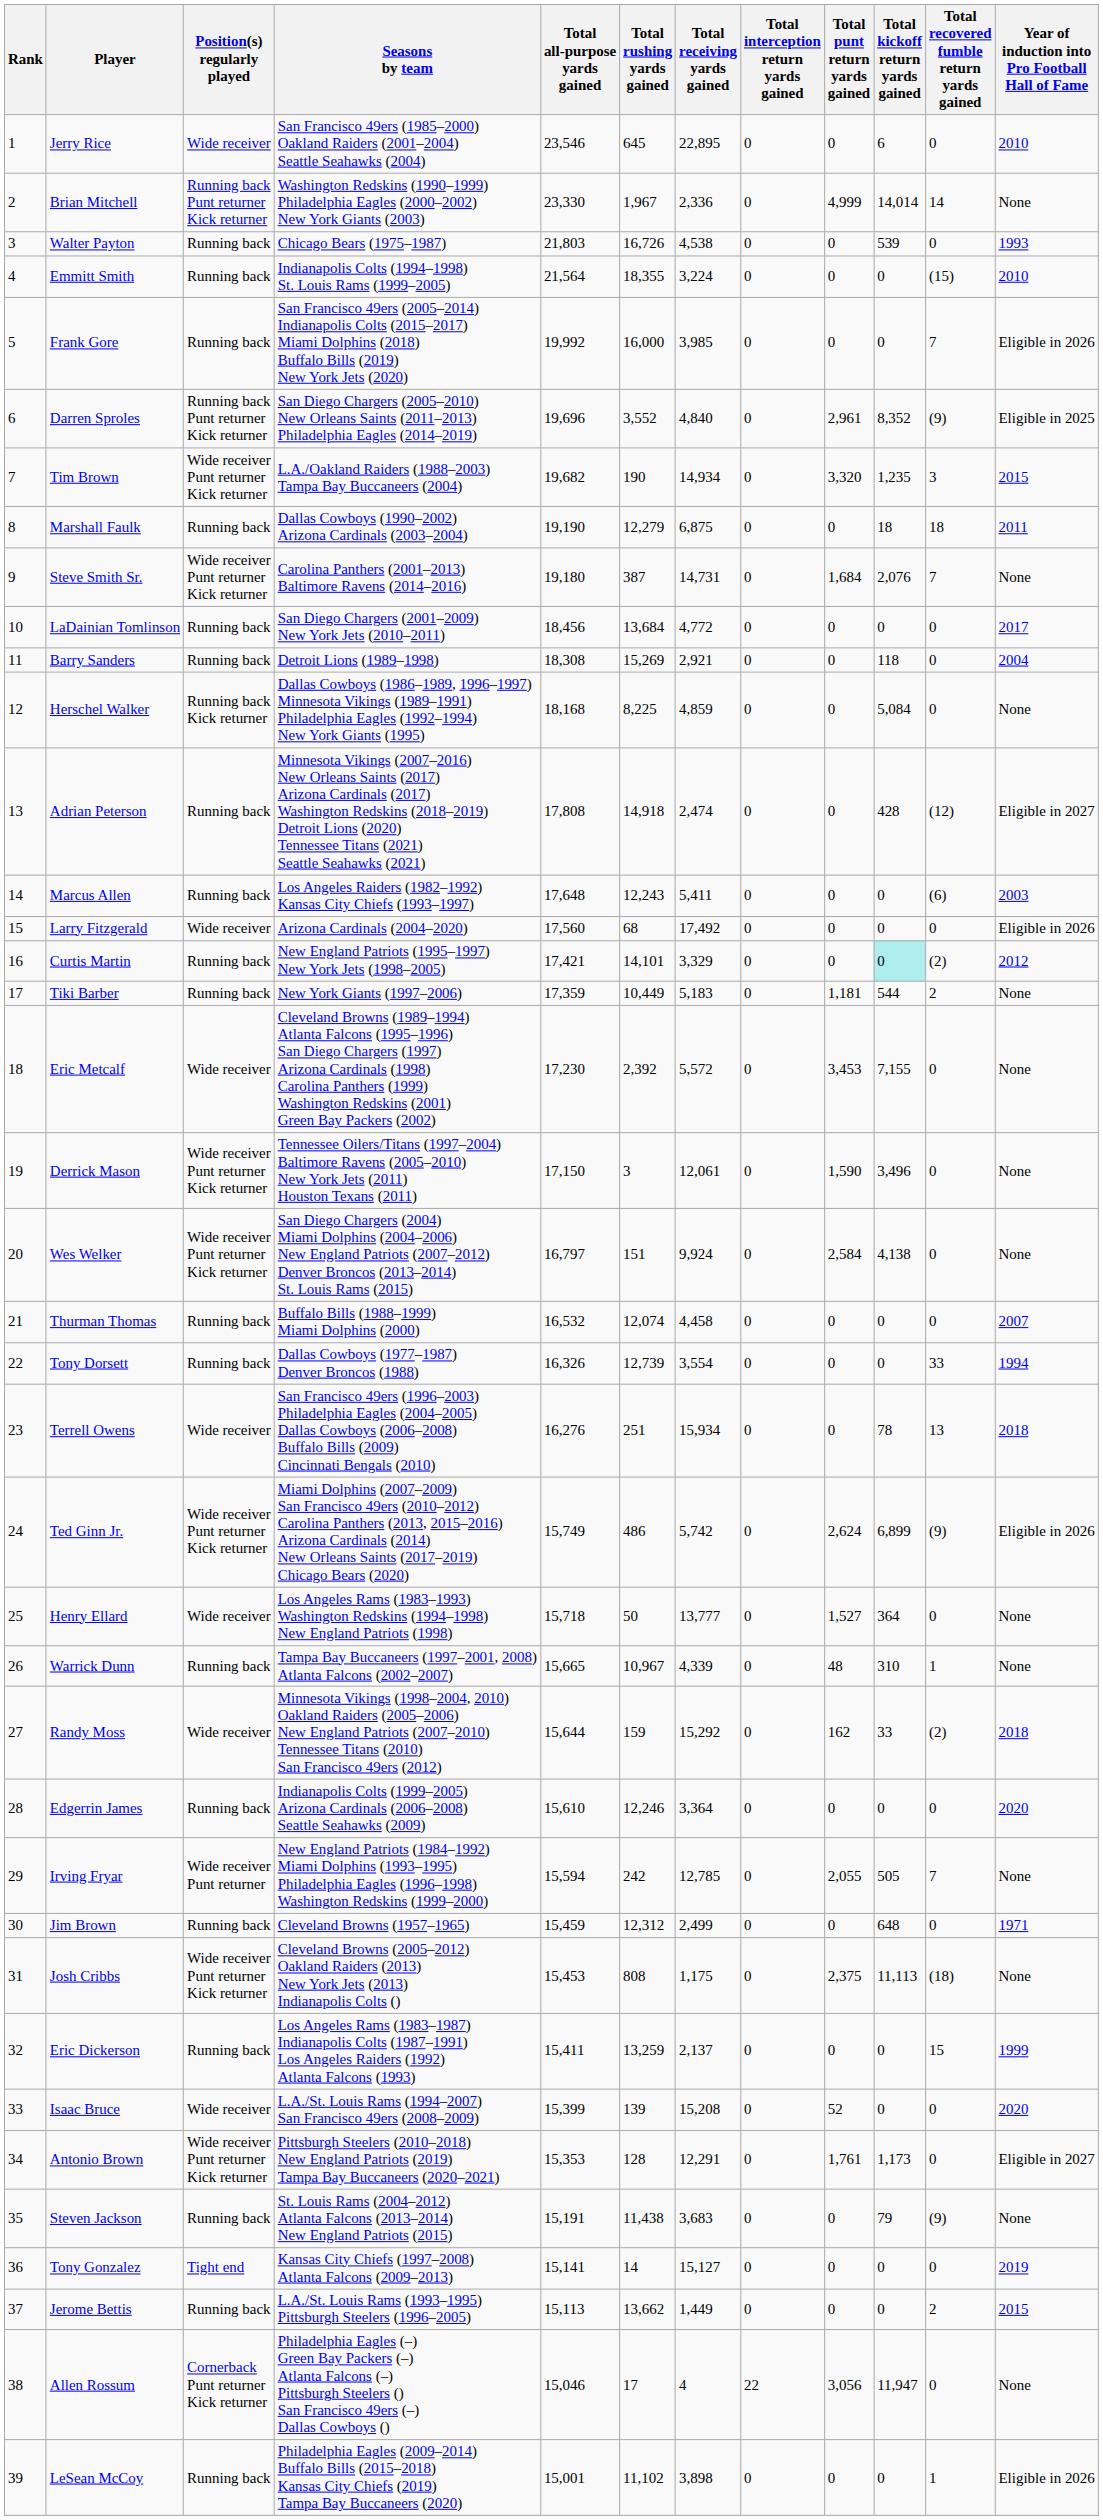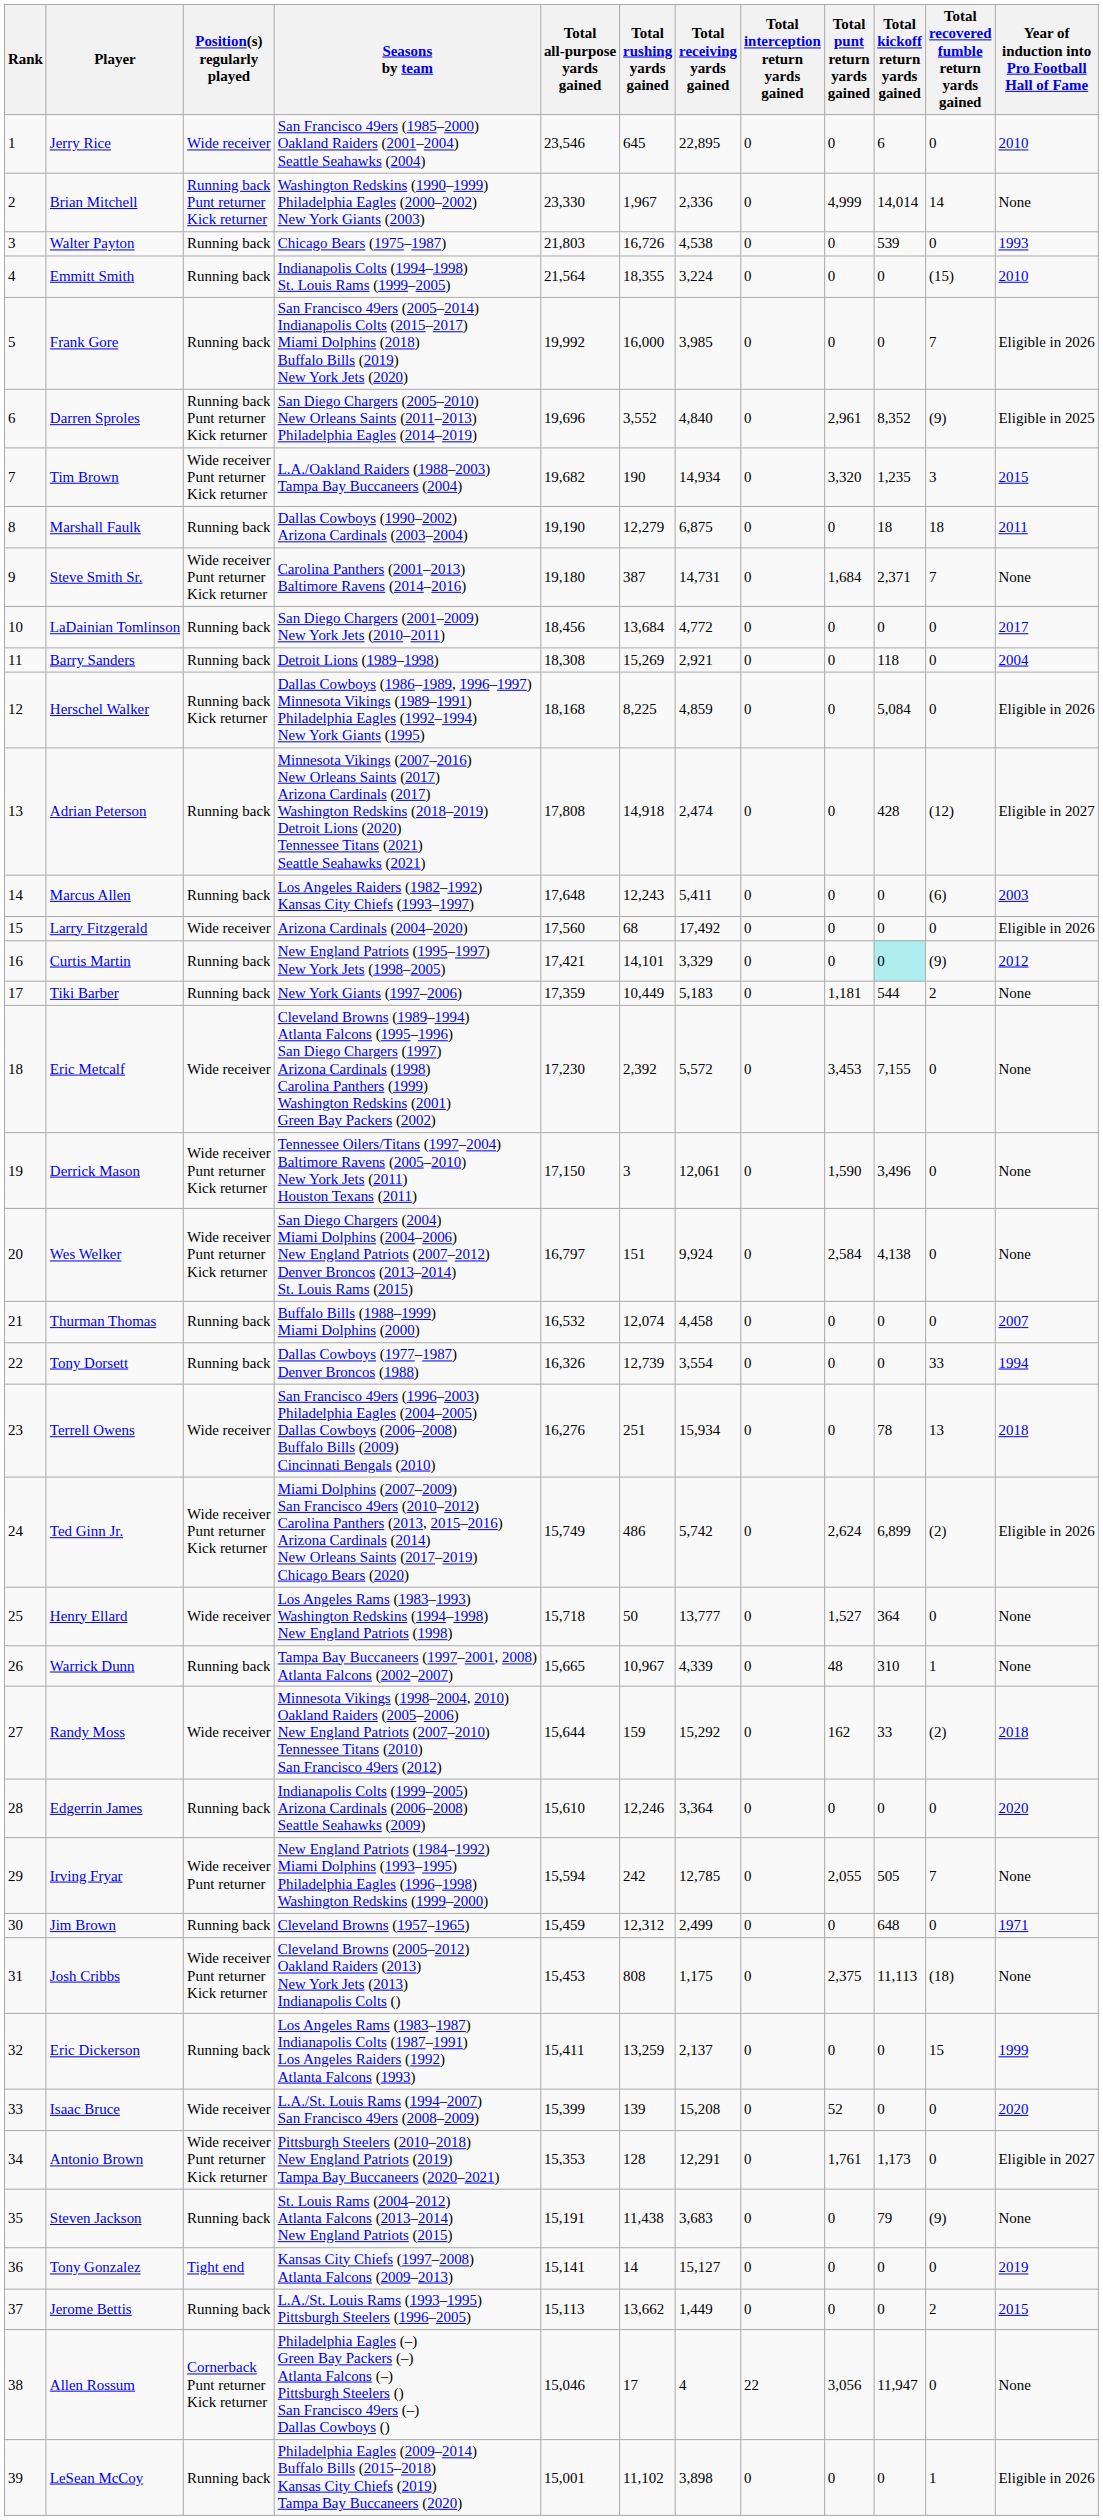(894, 577) 2,076 -> (894, 577) 2,371
(1015, 709) None -> (1047, 709) Eligible in 2026
(938, 960) (2) -> (938, 960) (9)
(938, 1531) (9) -> (938, 1531) (2)
